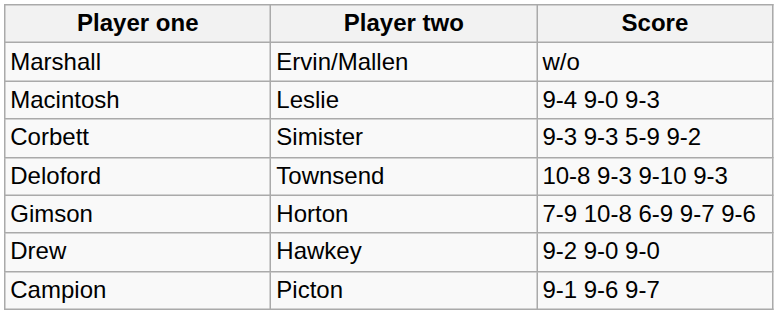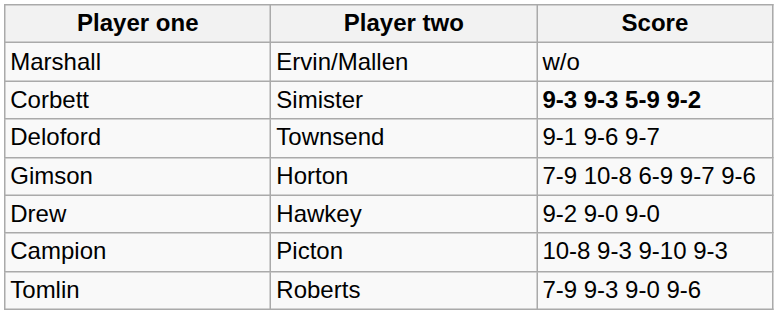- row: (65, 99)
(622, 137) normal -> (622, 99) bold
(635, 175) 10-8 9-3 9-10 9-3 -> (601, 137) 9-1 9-6 9-7
(601, 289) 9-1 9-6 9-7 -> (635, 251) 10-8 9-3 9-10 9-3
+ row: (45, 289)
